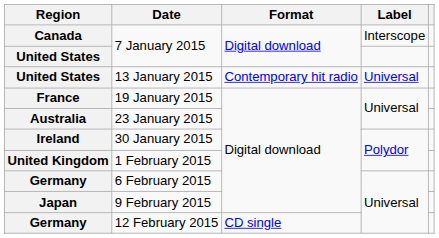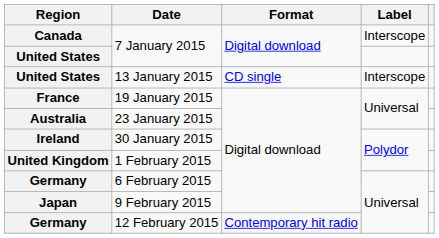(291, 77) Contemporary hit radio -> (253, 77) CD single
(391, 77) Universal -> (395, 77) Interscope
(253, 222) CD single -> (291, 222) Contemporary hit radio
